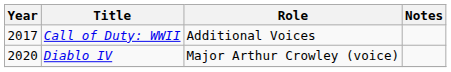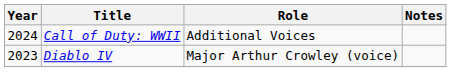(23, 35) 2017 -> (23, 35) 2024
(23, 56) 2020 -> (23, 56) 2023
